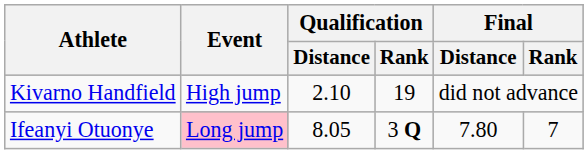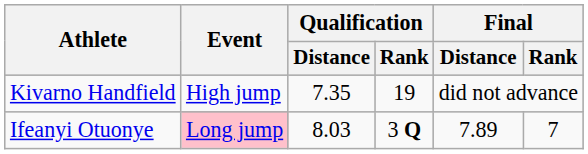(332, 93) 2.10 -> (332, 93) 7.35
(332, 130) 8.05 -> (332, 130) 8.03
(478, 130) 7.80 -> (478, 130) 7.89
